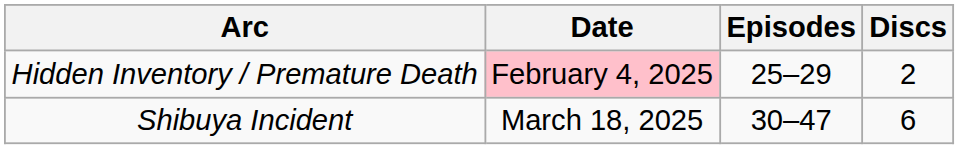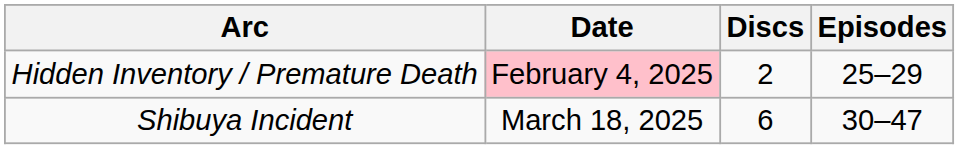columns swapped: (908, 27) <-> (791, 27)
